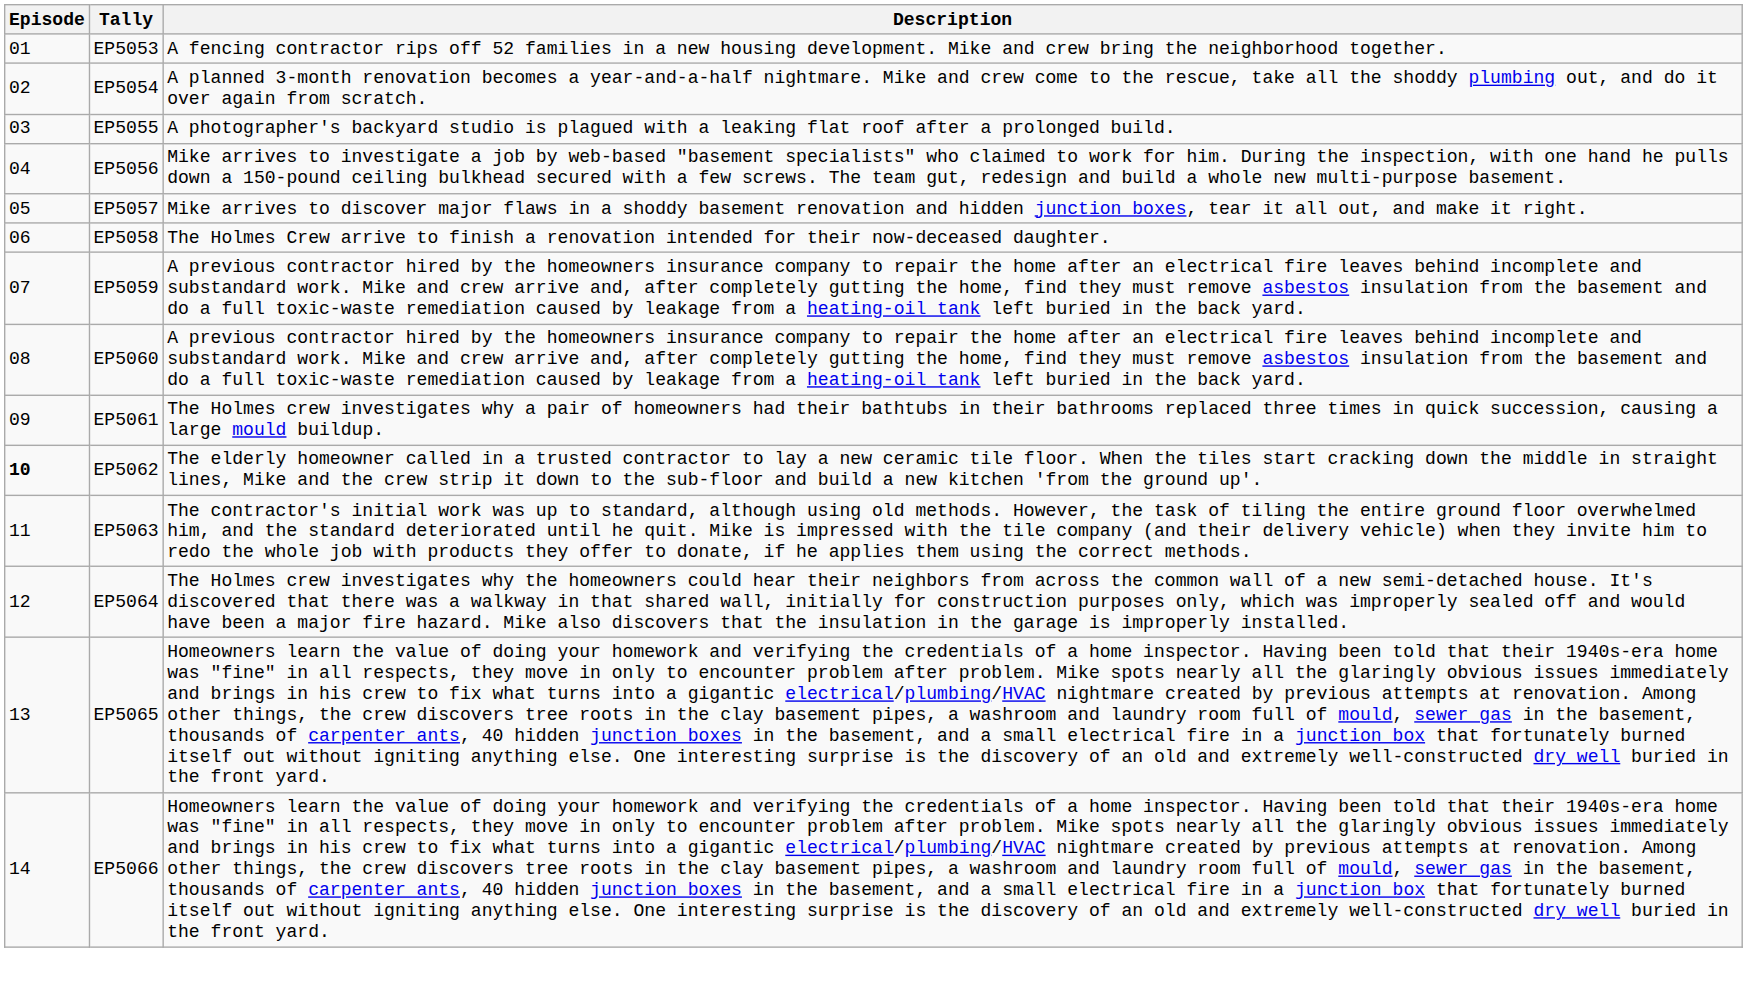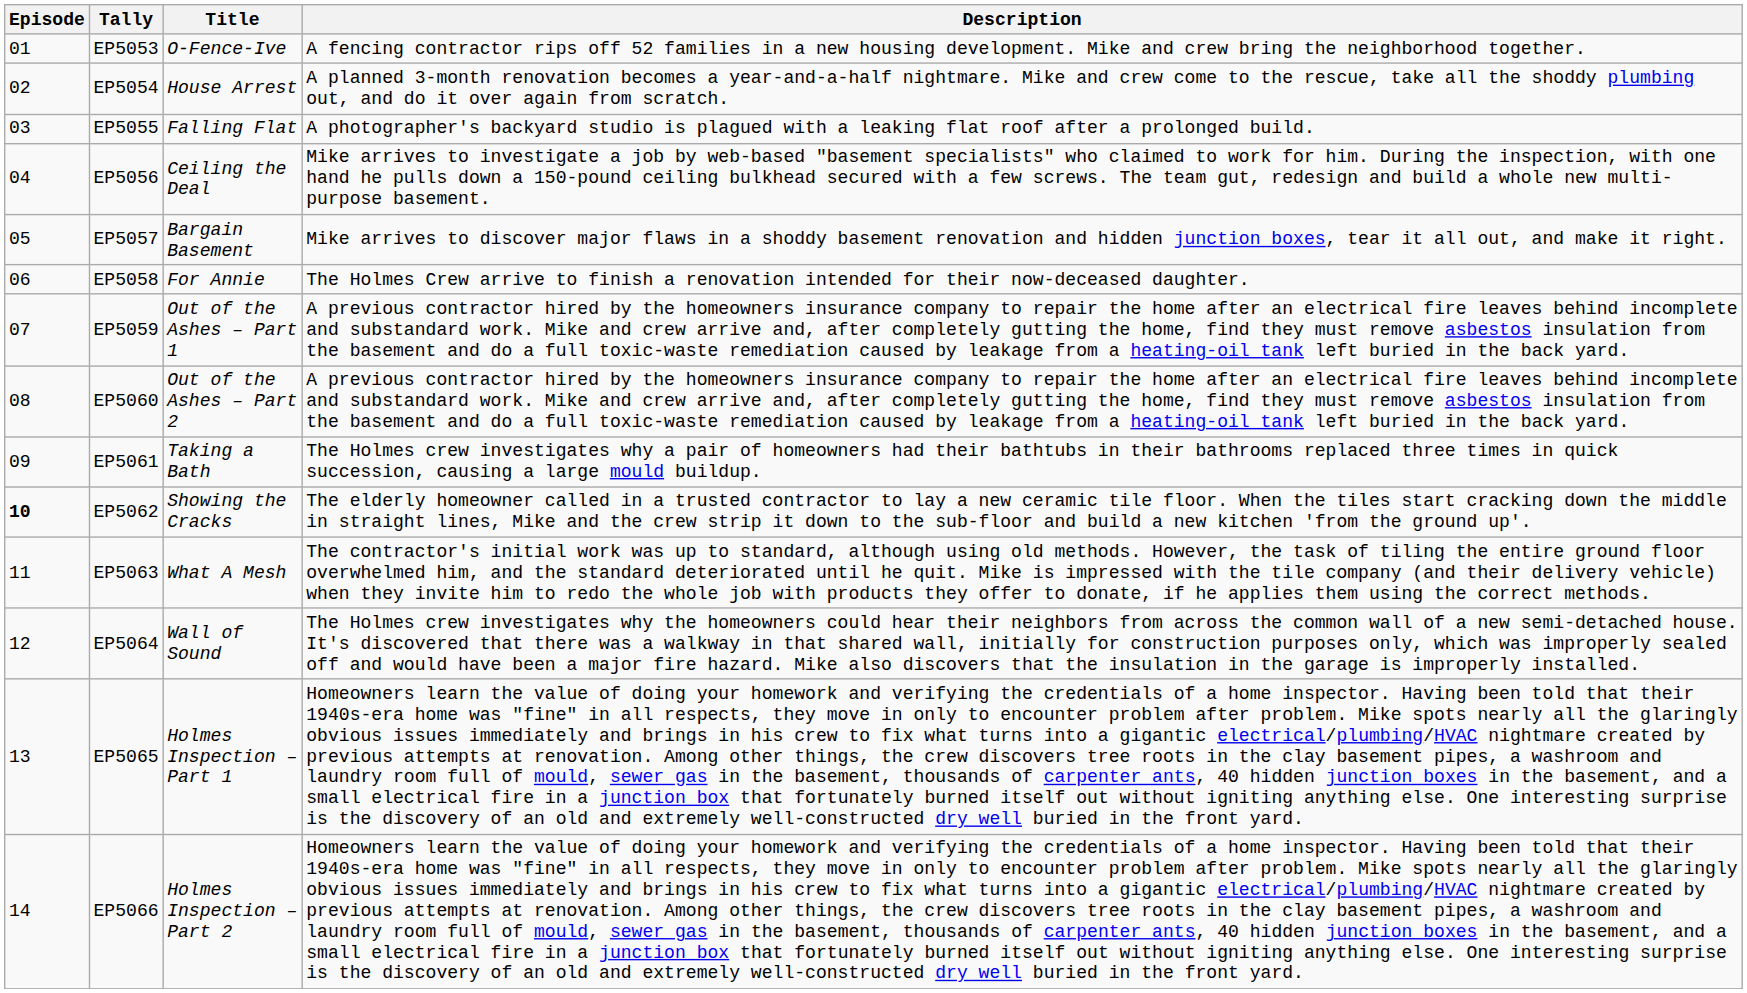+ column: (232, 19)
